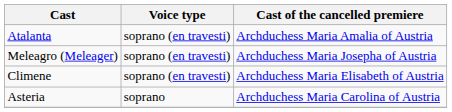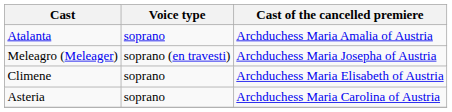(177, 35) soprano (en travesti) -> (144, 35) soprano
(177, 76) soprano (en travesti) -> (144, 76) soprano
